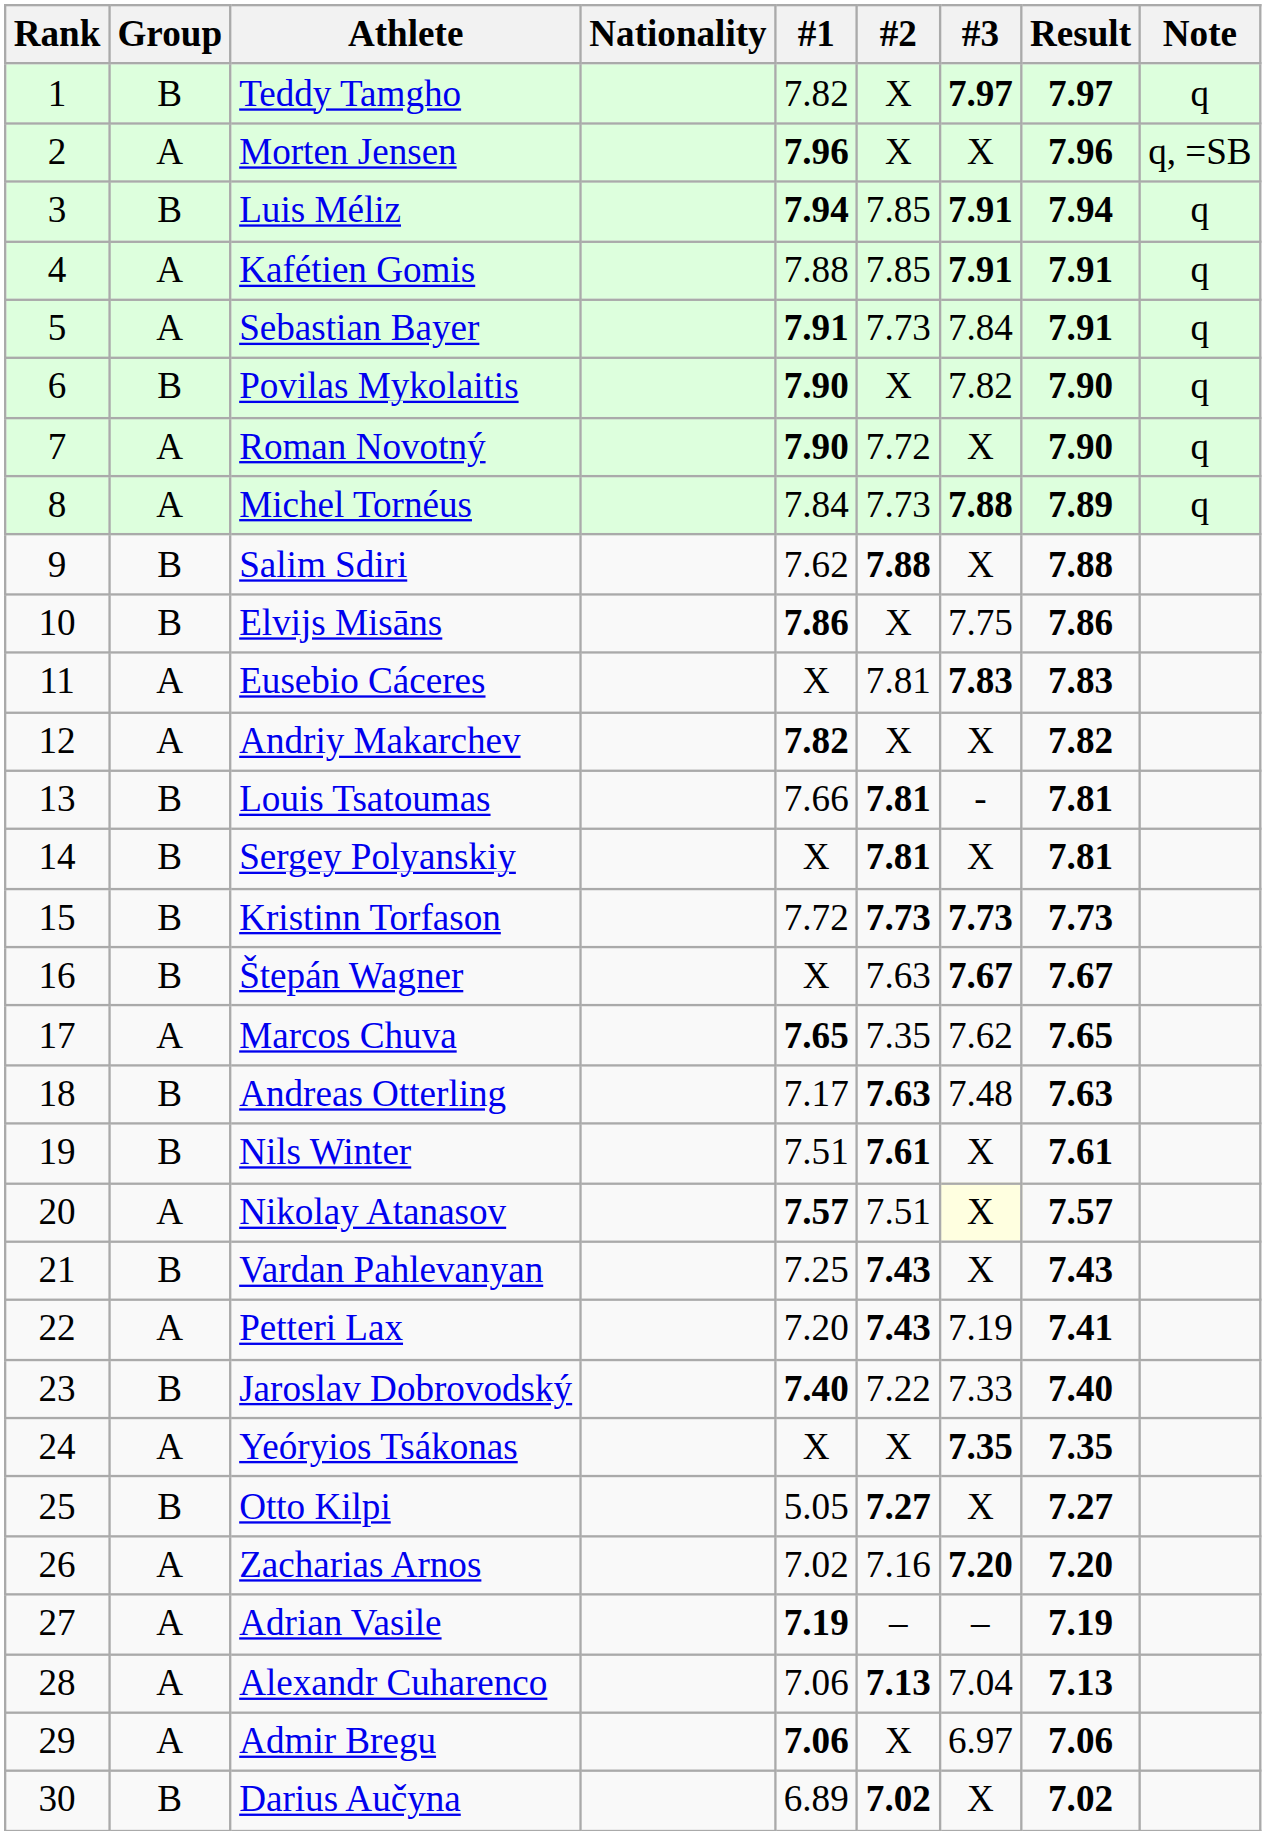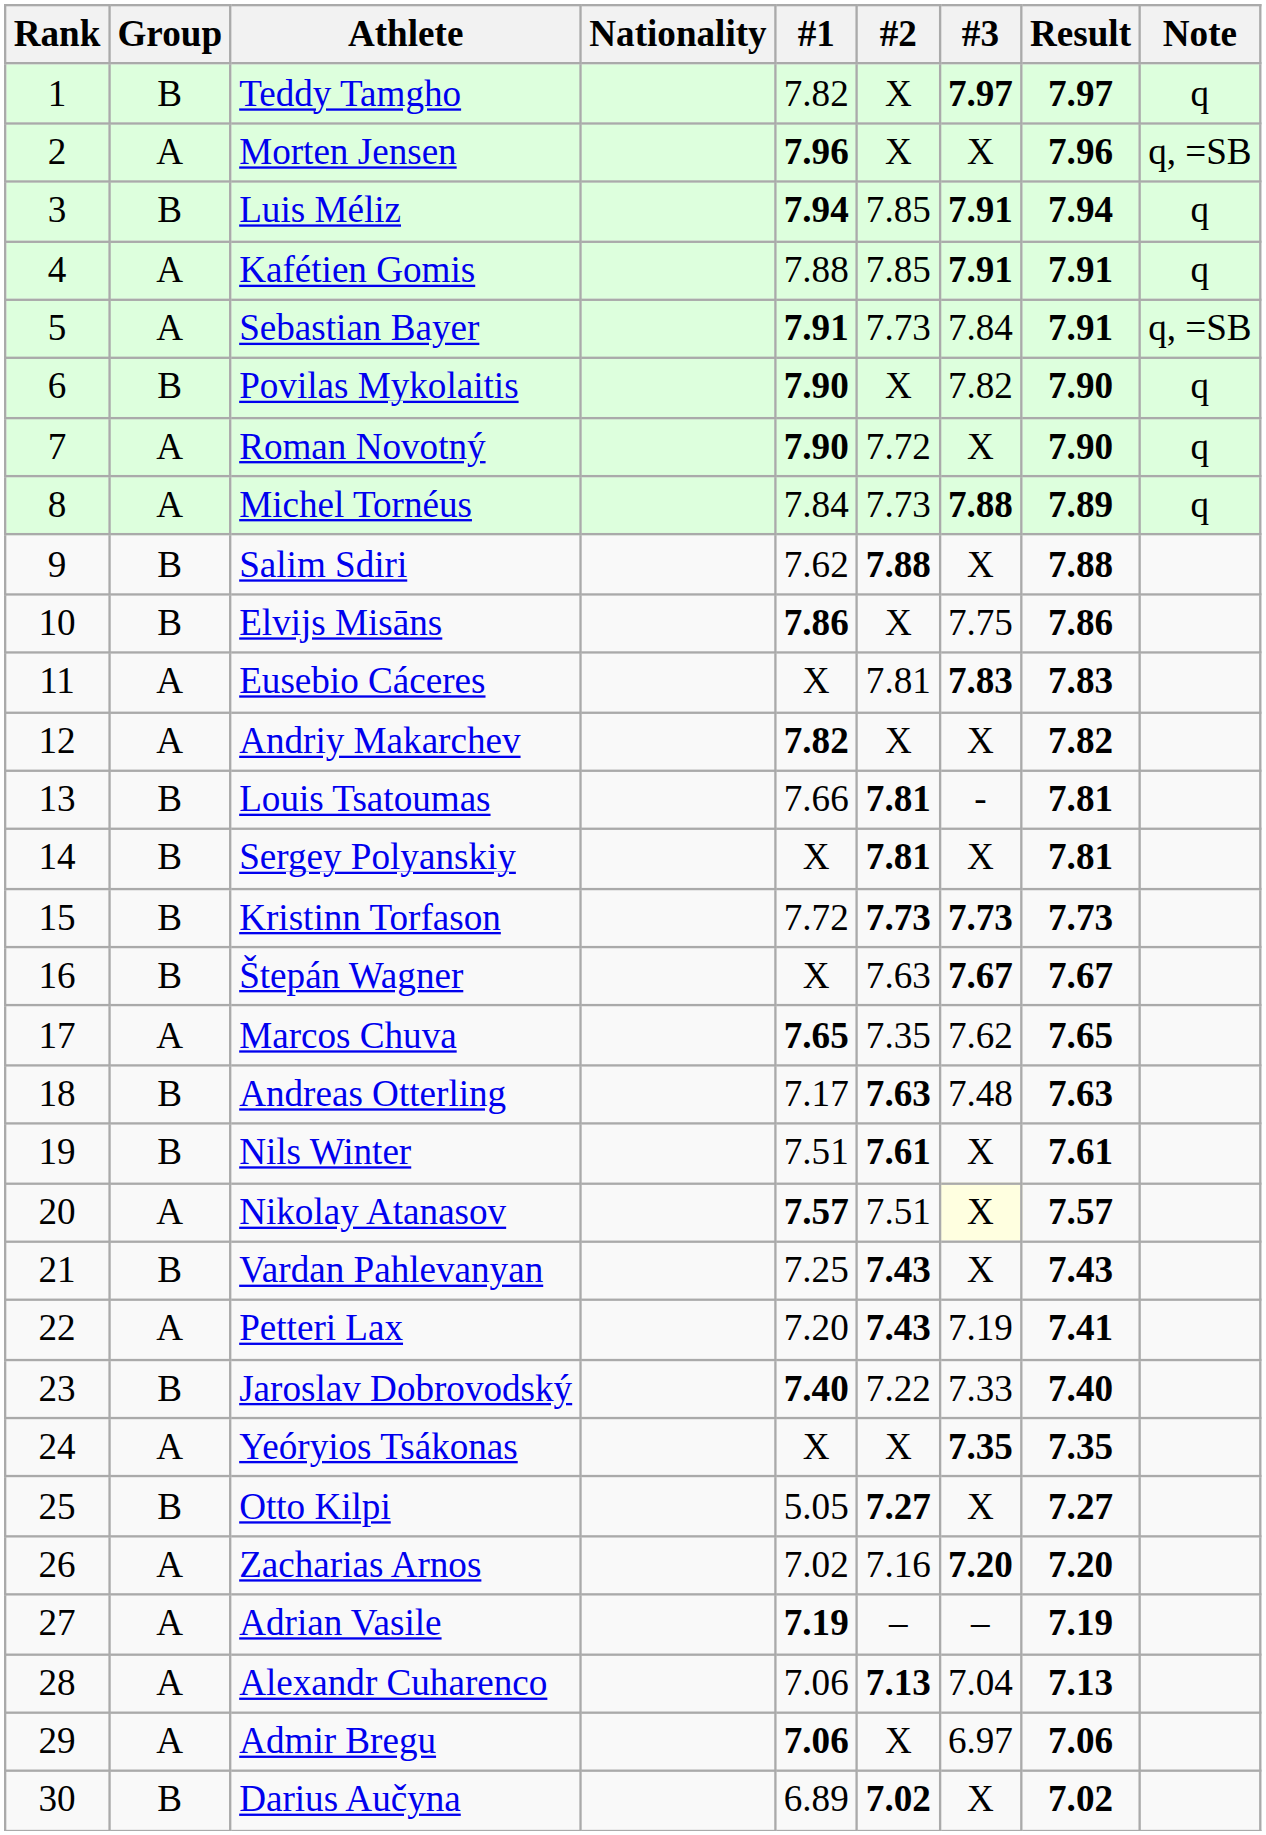(1200, 328) q -> (1200, 328) q, =SB
